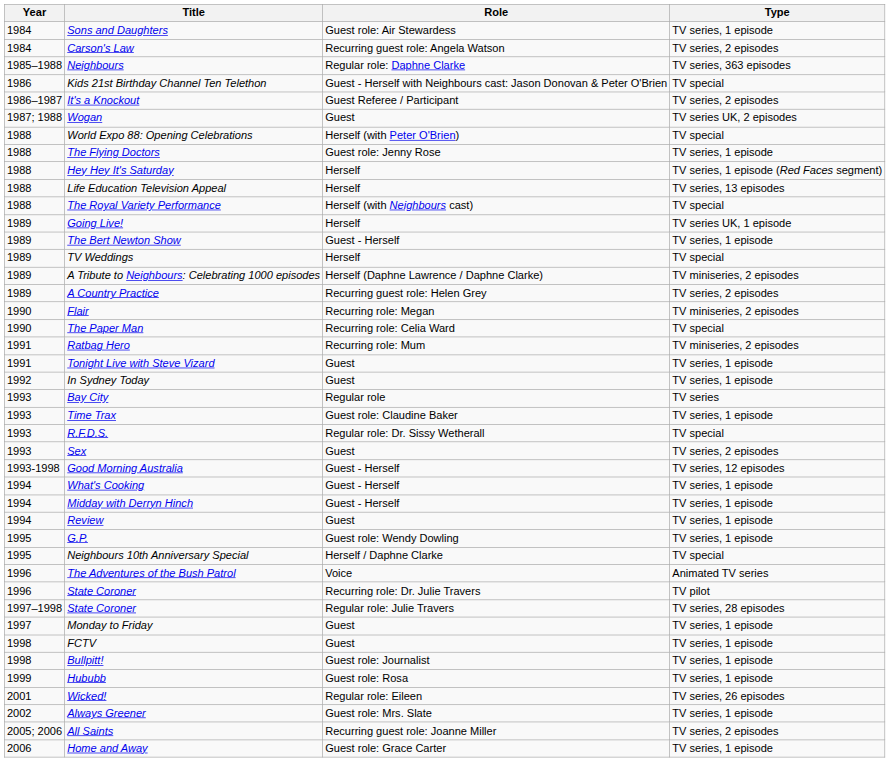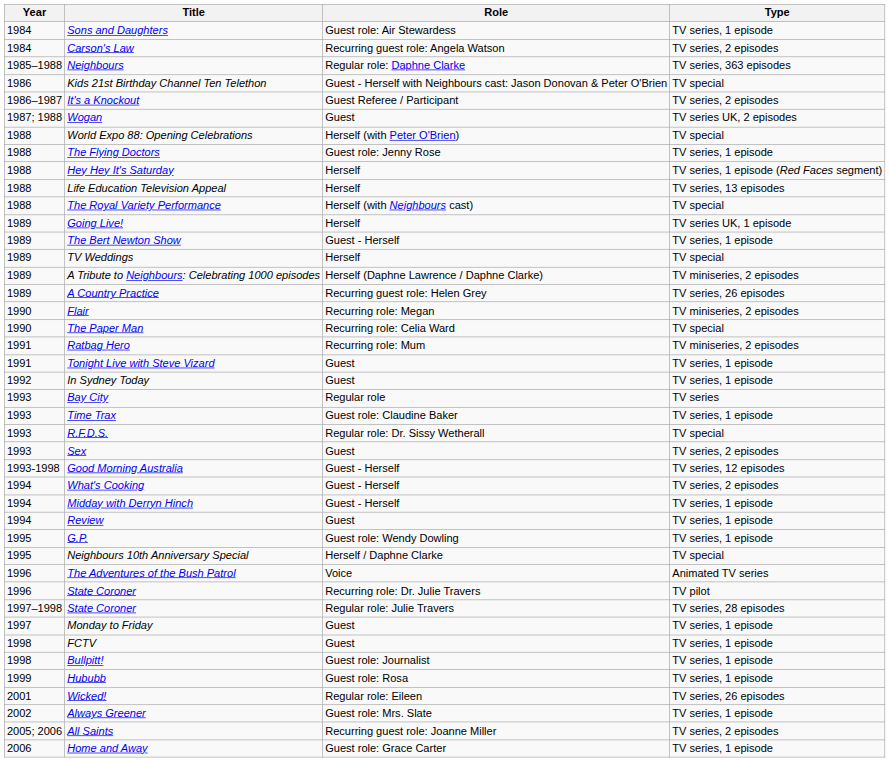(725, 293) TV series, 2 episodes -> (728, 293) TV series, 26 episodes
(723, 485) TV series, 1 episode -> (725, 485) TV series, 2 episodes
